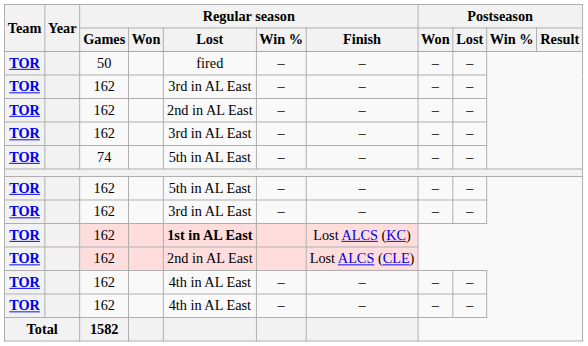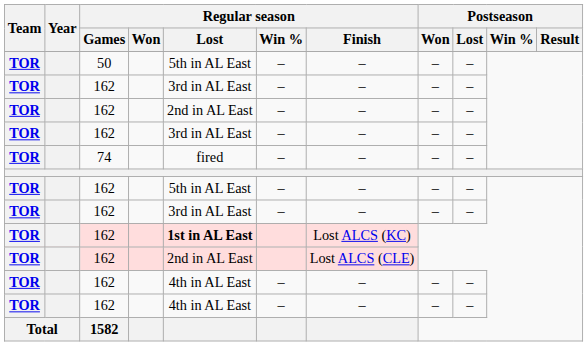(210, 63) fired -> (210, 63) 5th in AL East
(210, 157) 5th in AL East -> (210, 157) fired
